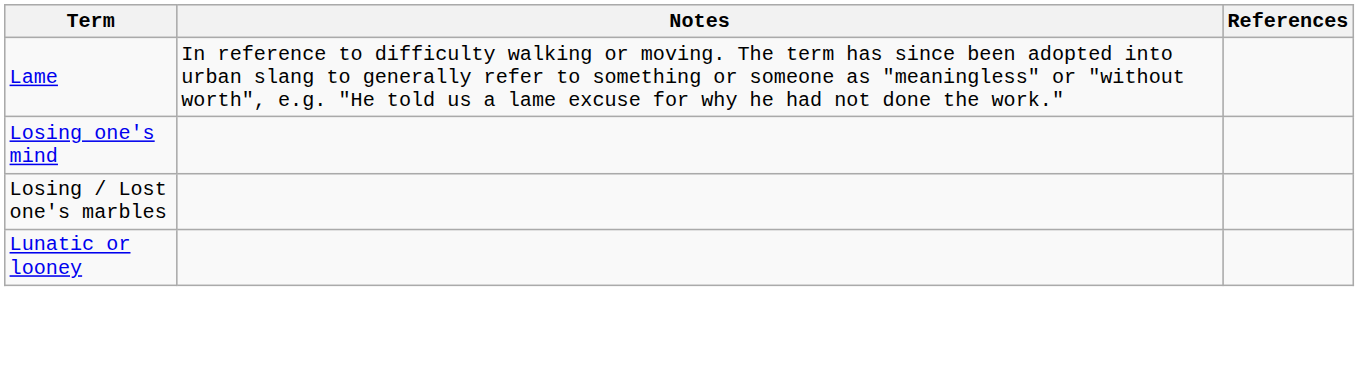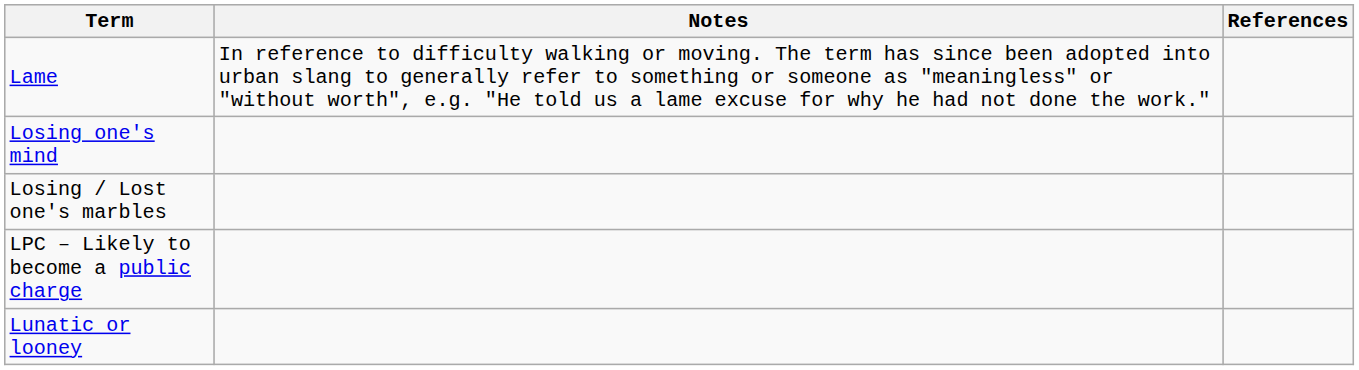+ row: (100, 269)
